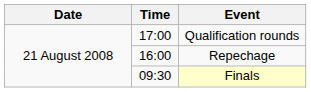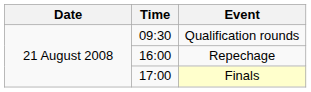(155, 35) 17:00 -> (155, 35) 09:30
(155, 76) 09:30 -> (155, 76) 17:00
